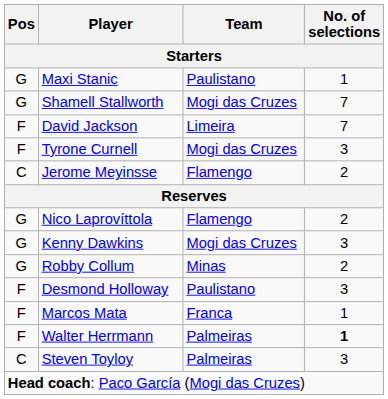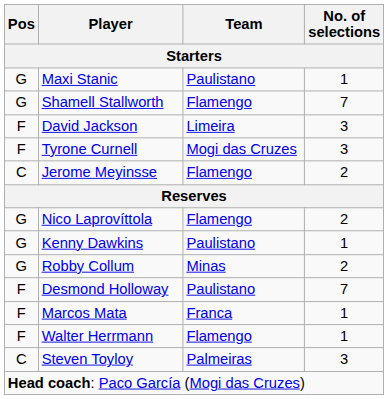(242, 102) Mogi das Cruzes -> (219, 102) Flamengo
(344, 126) 7 -> (344, 126) 3
(242, 242) Mogi das Cruzes -> (221, 242) Paulistano
(344, 242) 3 -> (344, 242) 1
(344, 289) 3 -> (344, 289) 7
(219, 336) Palmeiras -> (219, 336) Flamengo
(344, 336) bold -> (344, 336) normal
